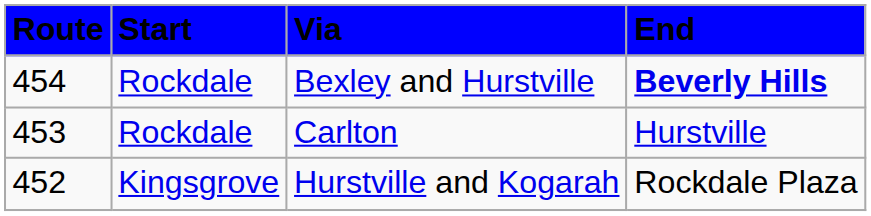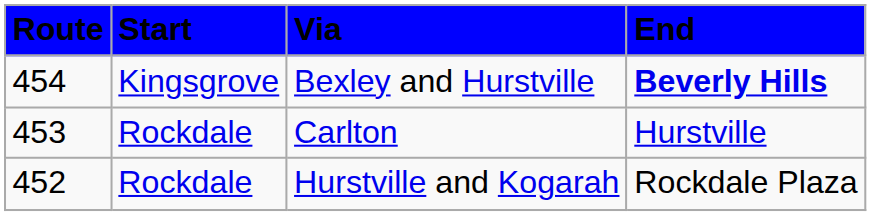(185, 81) Rockdale -> (199, 81) Kingsgrove
(199, 183) Kingsgrove -> (185, 183) Rockdale
